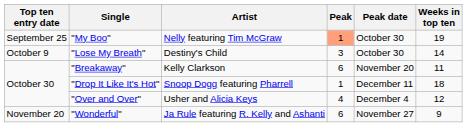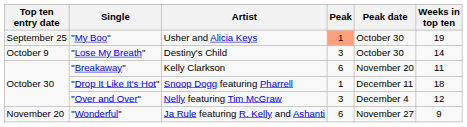(223, 38) Nelly featuring Tim McGraw -> (211, 38) Usher and Alicia Keys
(211, 99) Usher and Alicia Keys -> (223, 99) Nelly featuring Tim McGraw
(341, 99) 4 -> (341, 99) 3
